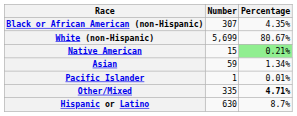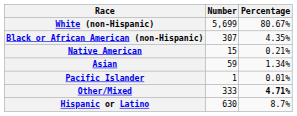rows swapped: (105, 38) <-> (105, 24)
(278, 51) lightgreen background -> (278, 51) no background
(230, 91) 335 -> (230, 91) 333
